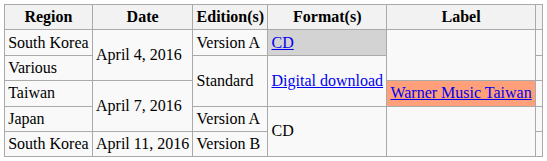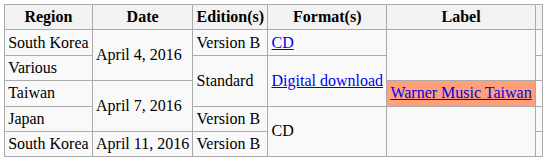(228, 42) Version A -> (228, 42) Version B
(283, 42) lightgrey background -> (283, 42) no background
(228, 118) Version A -> (228, 118) Version B
